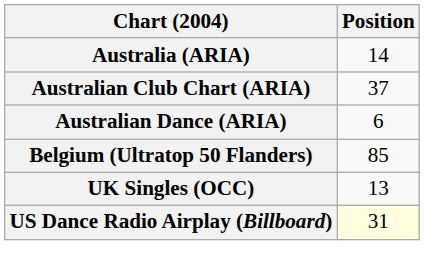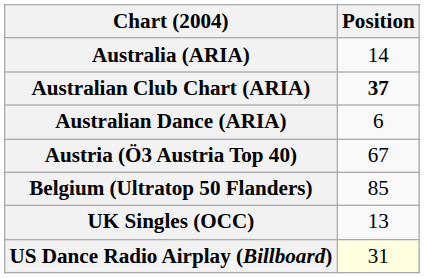(378, 88) normal -> (378, 88) bold
+ row: (171, 155)
